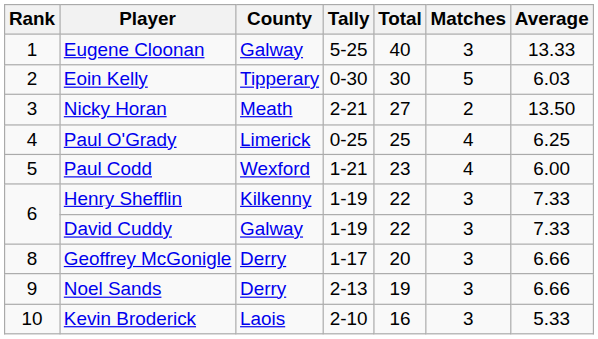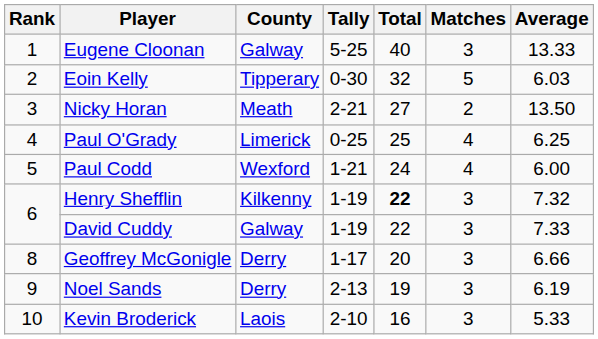(400, 79) 30 -> (400, 79) 32
(400, 169) 23 -> (400, 169) 24
(400, 199) normal -> (400, 199) bold
(552, 199) 7.33 -> (552, 199) 7.32
(552, 288) 6.66 -> (552, 288) 6.19
